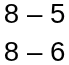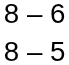rows swapped: (35, 52) <-> (35, 14)
